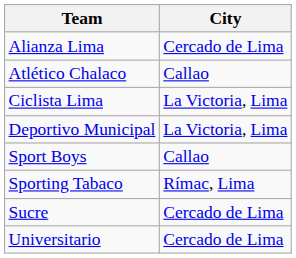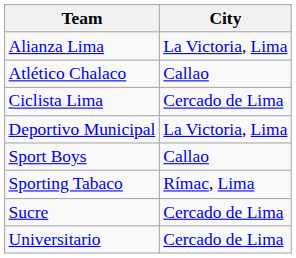(223, 45) Cercado de Lima -> (225, 45) La Victoria, Lima
(225, 101) La Victoria, Lima -> (223, 101) Cercado de Lima
